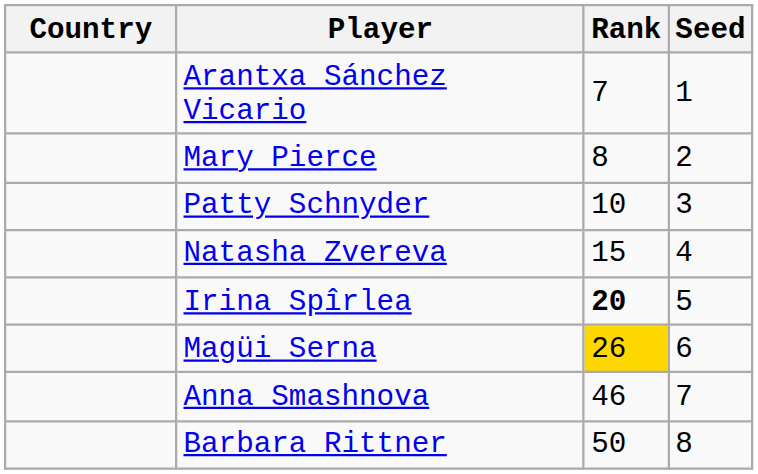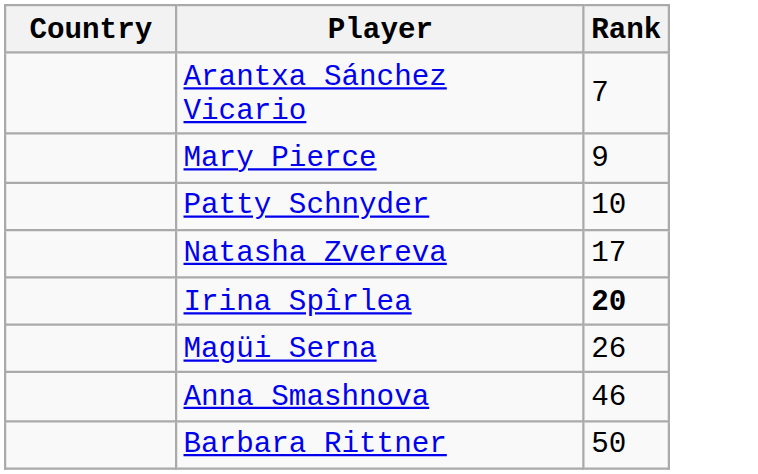- column: (710, 29)
(600, 158) 8 -> (600, 158) 9
(609, 253) 15 -> (609, 253) 17
(609, 349) gold background -> (609, 349) no background
